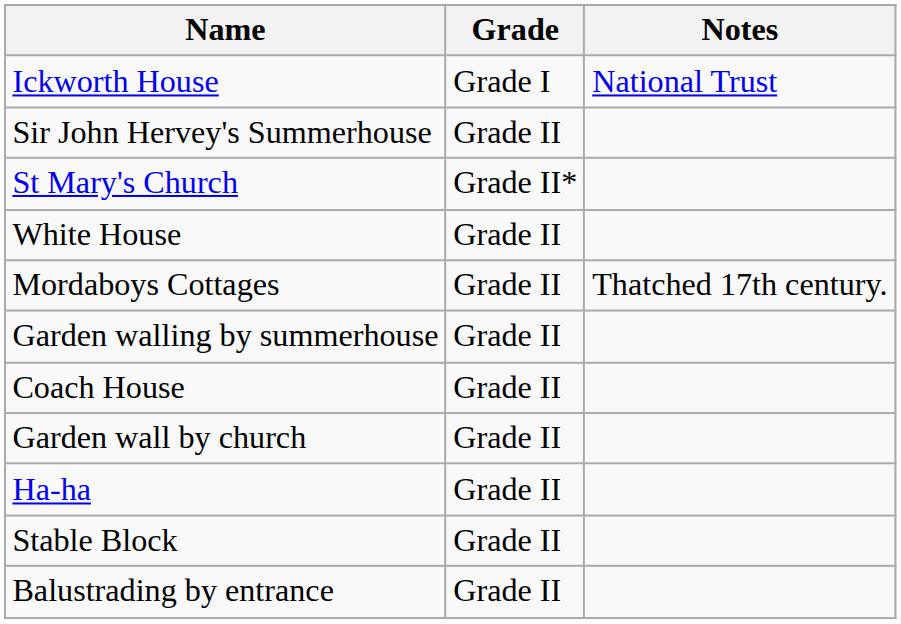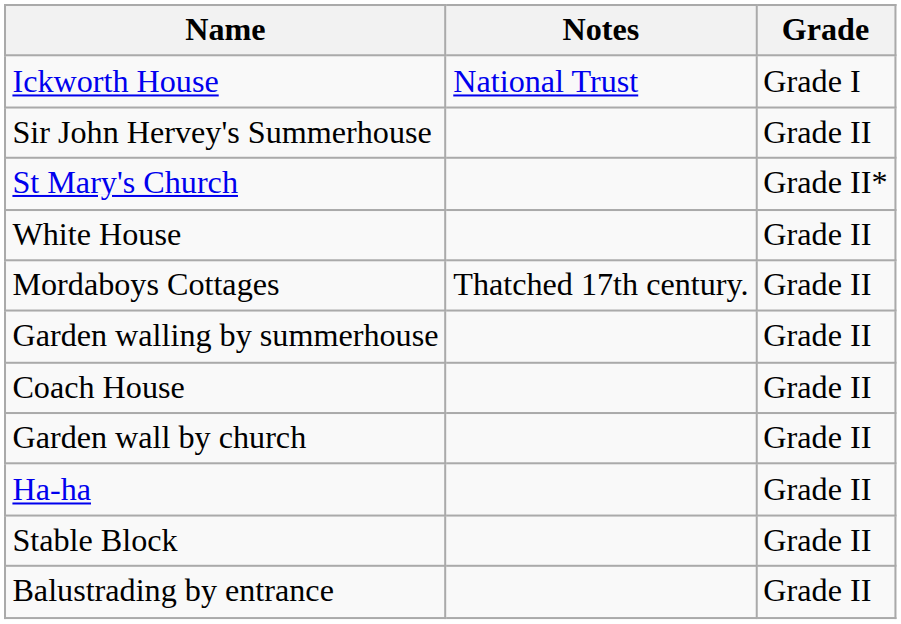columns swapped: (515, 30) <-> (740, 30)
